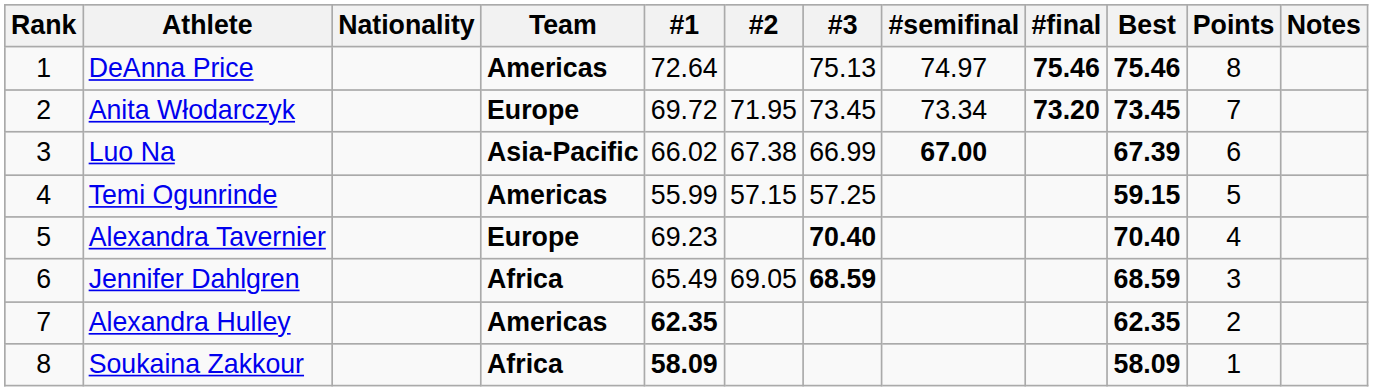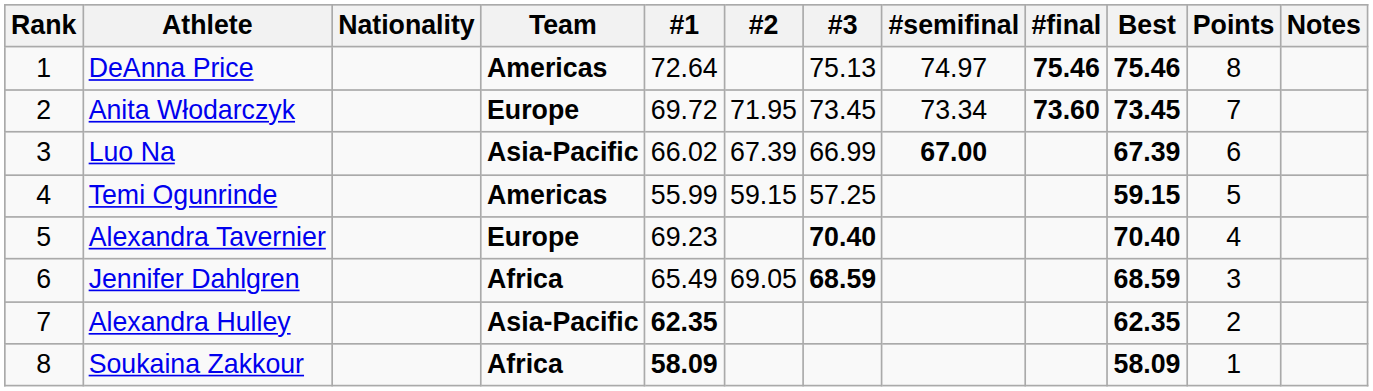(1066, 110) 73.20 -> (1066, 110) 73.60
(763, 152) 67.38 -> (763, 152) 67.39
(763, 195) 57.15 -> (763, 195) 59.15
(547, 322) Americas -> (563, 322) Asia-Pacific
